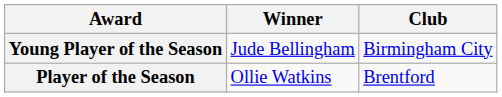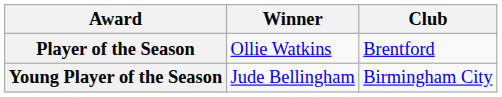rows swapped: (115, 77) <-> (115, 48)
